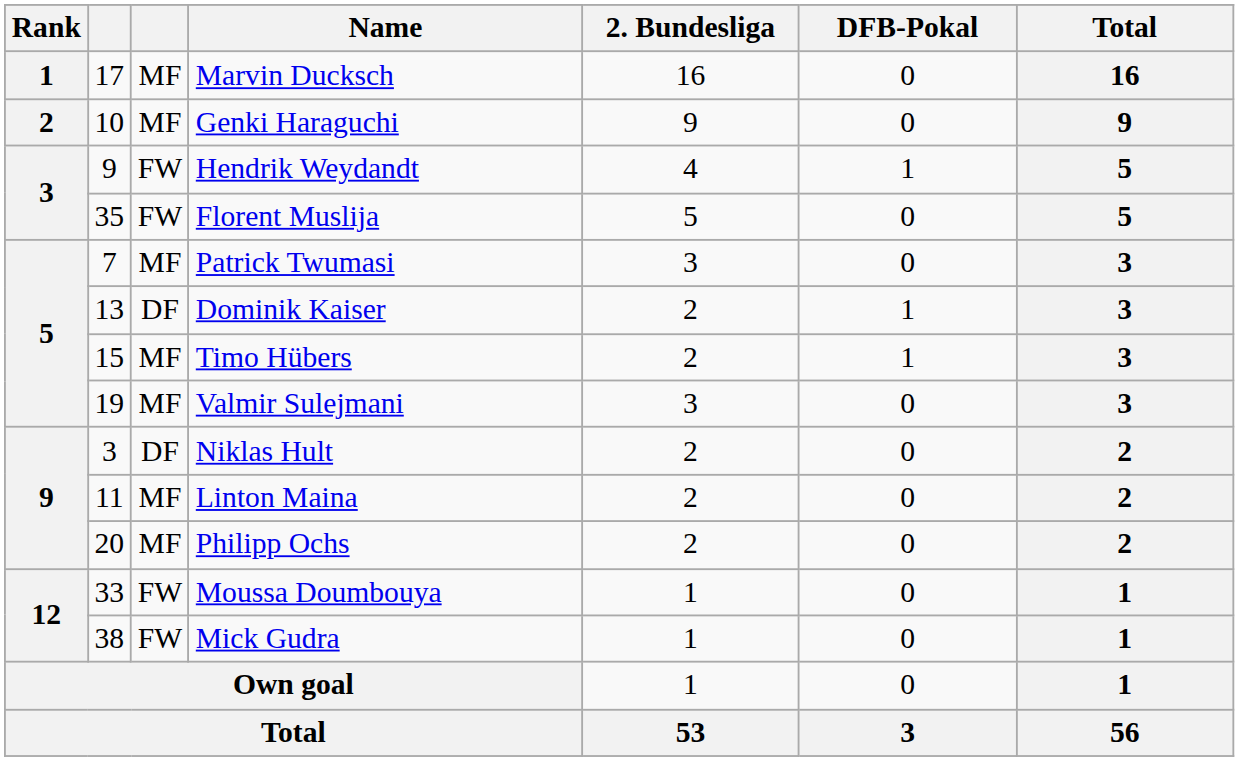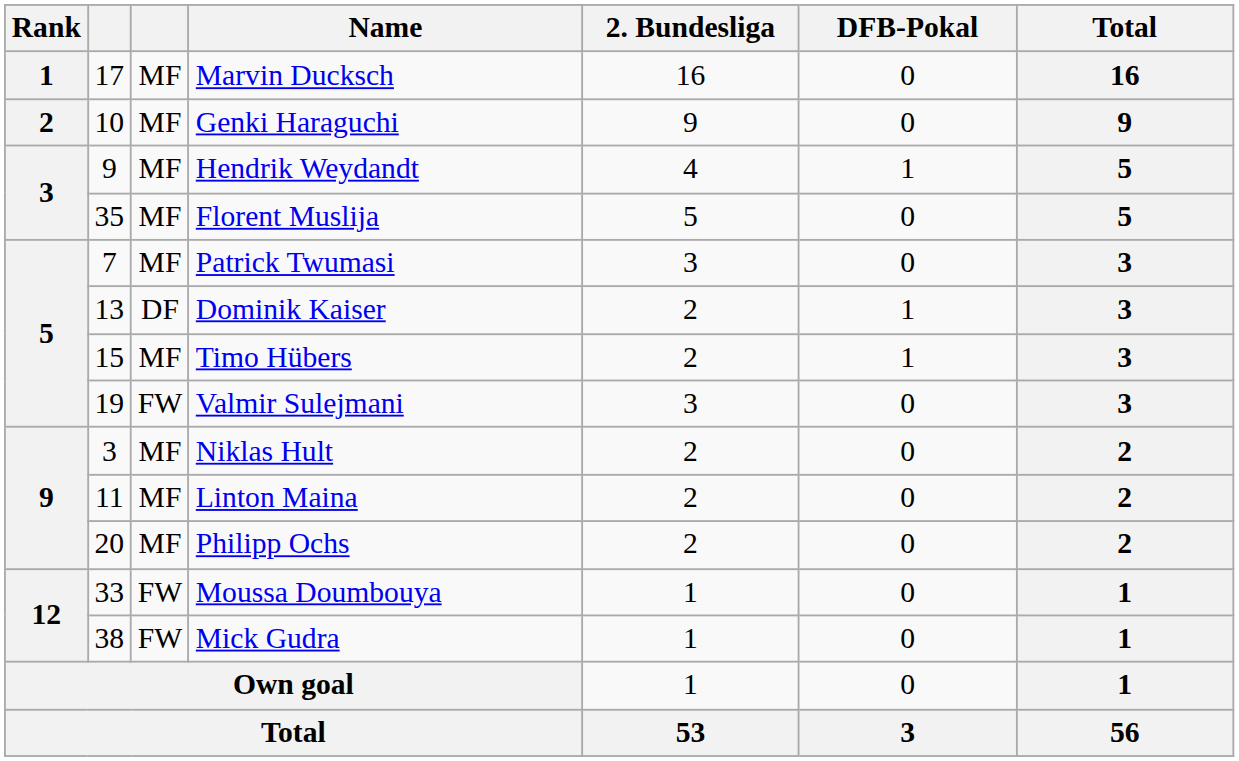(160, 168) FW -> (160, 168) MF
(160, 215) FW -> (160, 215) MF
(160, 403) MF -> (160, 403) FW
(160, 450) DF -> (160, 450) MF
